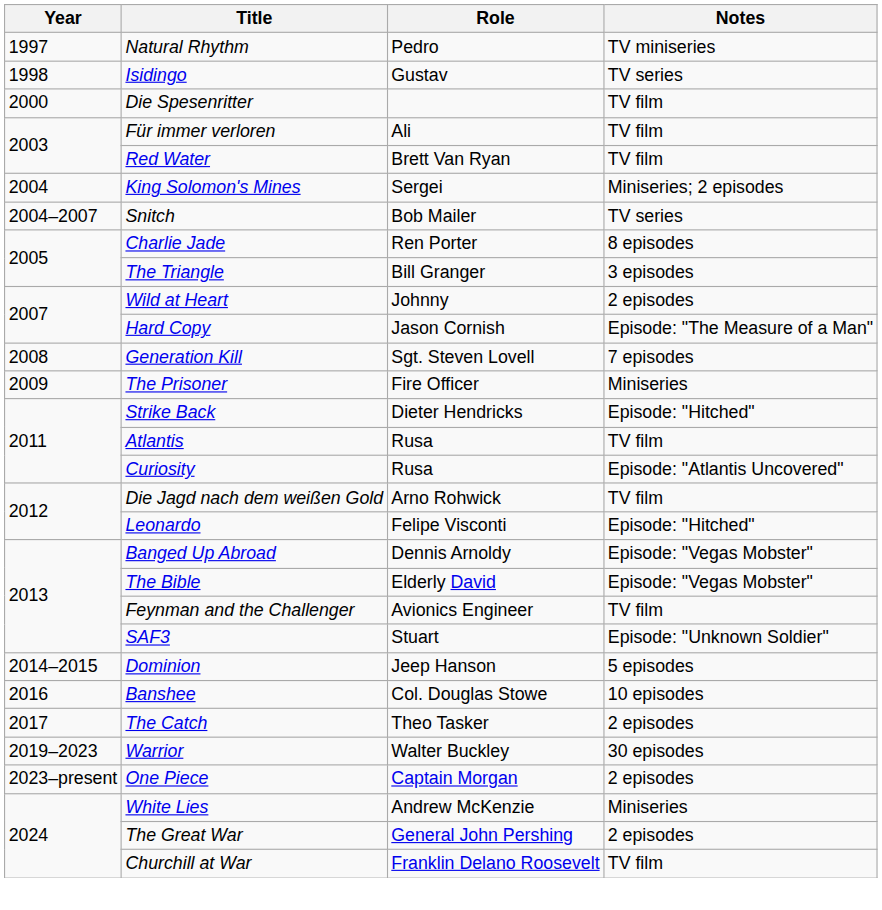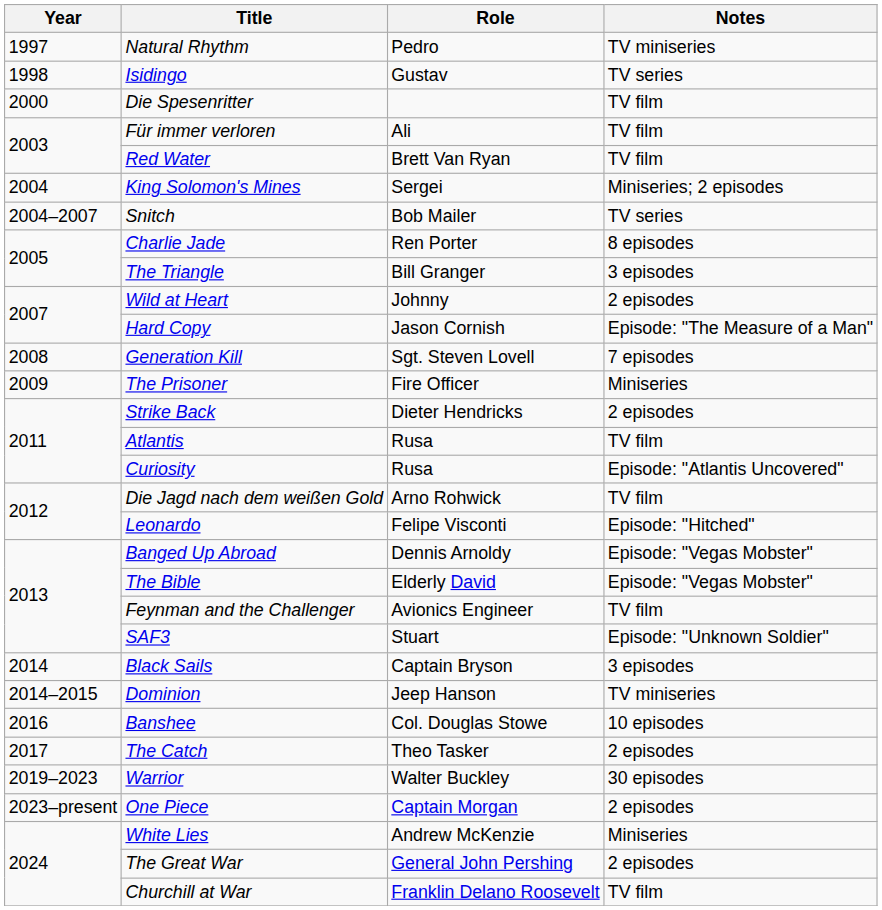(681, 412) Episode: "Hitched" -> (651, 412) 2 episodes
+ row: (169, 666)
(651, 666) 5 episodes -> (662, 694) TV miniseries
